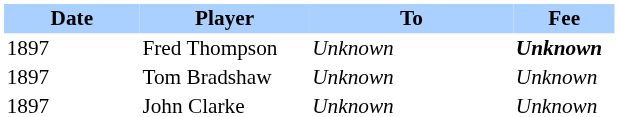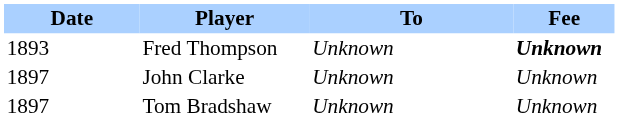(28, 47) 1897 -> (28, 47) 1893
rows swapped: (207, 76) <-> (194, 106)
